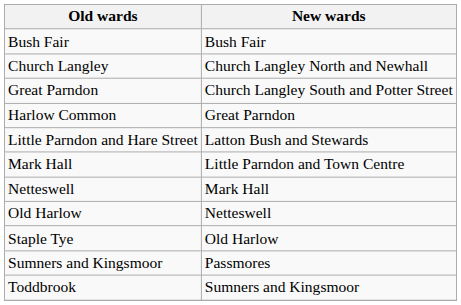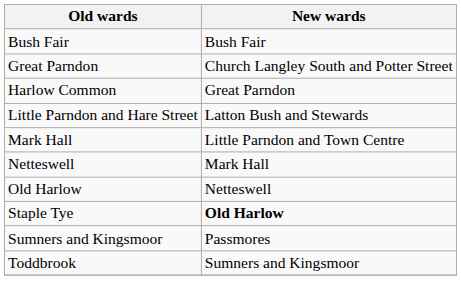- row: (58, 66)
(242, 238) normal -> (244, 213) bold
